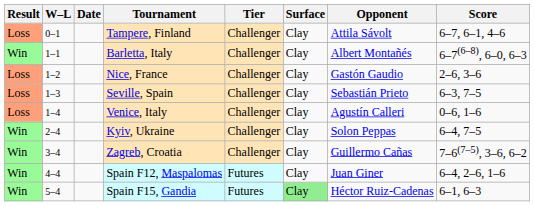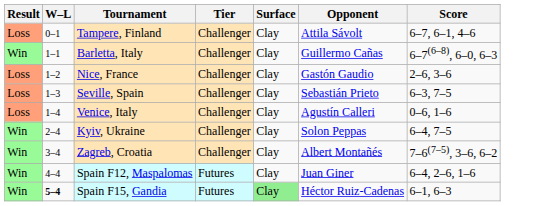- column: (89, 14)
(371, 53) Albert Montañés -> (342, 53) Guillermo Cañas
(371, 152) Guillermo Cañas -> (342, 152) Albert Montañés
(53, 192) normal -> (53, 191) bold
